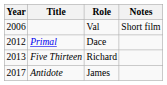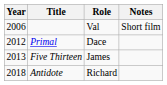(102, 57) Richard -> (98, 57) James
(16, 73) 2017 -> (16, 73) 2018
(98, 73) James -> (102, 73) Richard
